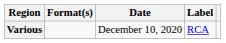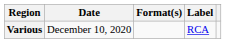columns swapped: (140, 13) <-> (70, 13)
